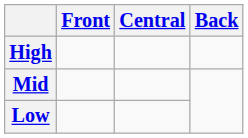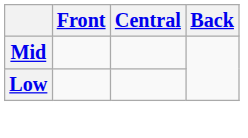- row: (31, 52)
